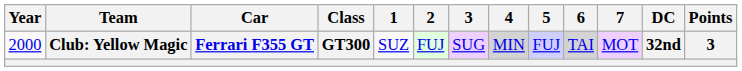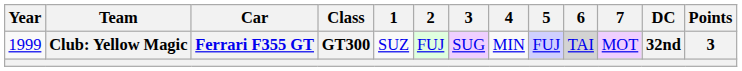(25, 44) 2000 -> (25, 44) 1999
(509, 44) lightgrey background -> (509, 44) no background
